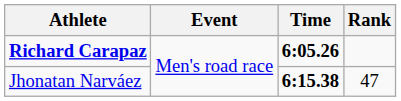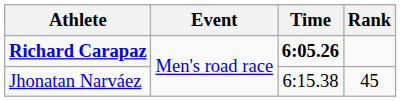(310, 81) bold -> (310, 81) normal
(370, 81) 47 -> (370, 81) 45
